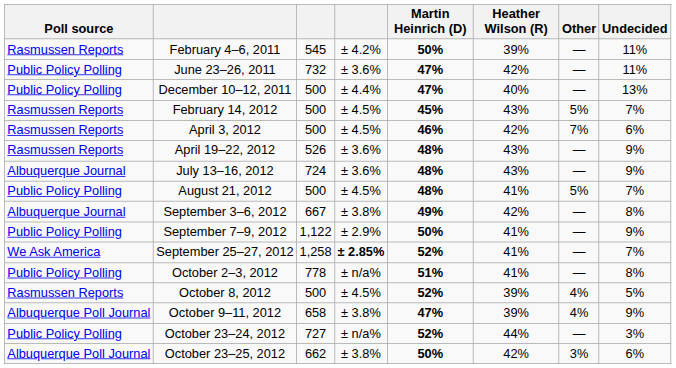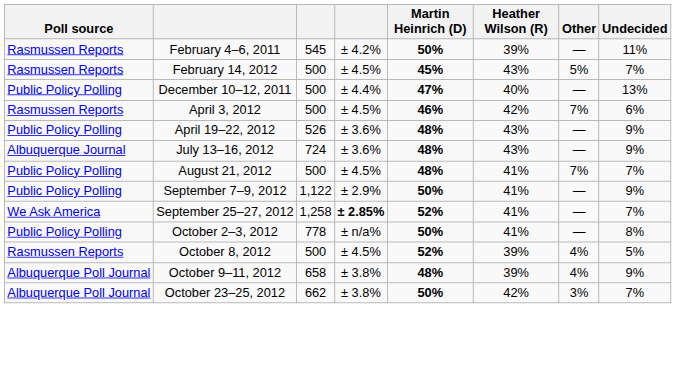- row: (225, 69)
rows swapped: (225, 89) <-> (225, 110)
(65, 150) Rasmussen Reports -> (65, 130) Public Policy Polling
(579, 191) 5% -> (579, 171) 7%
- row: (225, 211)
(430, 272) 51% -> (430, 232) 50%
(430, 313) 47% -> (430, 272) 48%
- row: (225, 333)
(635, 353) 6% -> (635, 292) 7%
